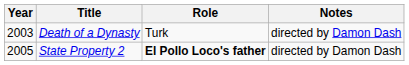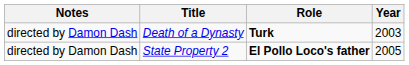columns swapped: (20, 13) <-> (336, 13)
(157, 32) normal -> (261, 32) bold
